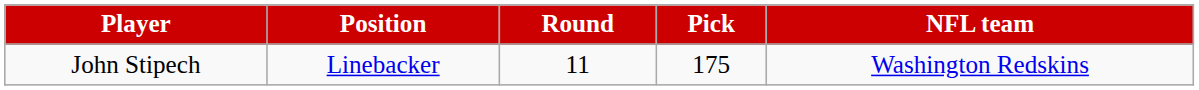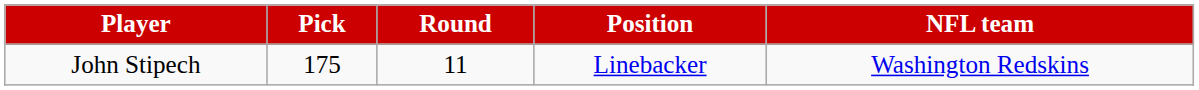columns swapped: (383, 24) <-> (711, 24)
